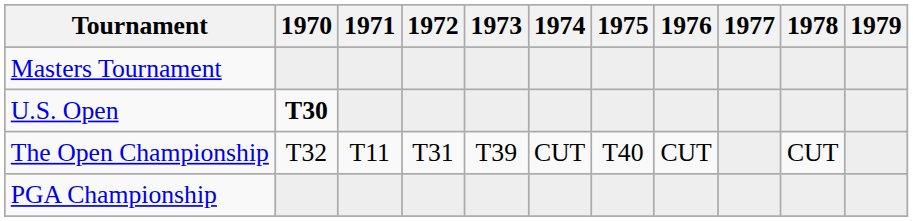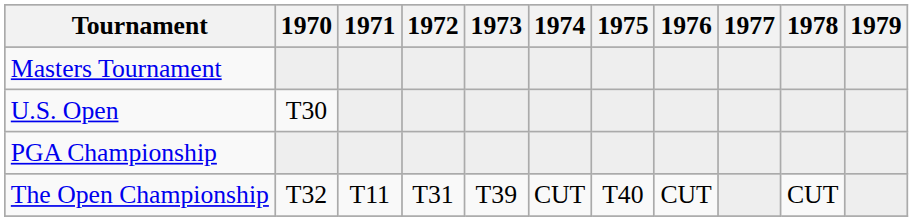(306, 110) bold -> (306, 110) normal
rows swapped: (140, 152) <-> (114, 195)
